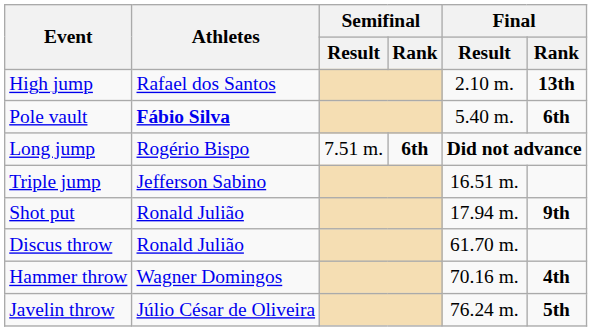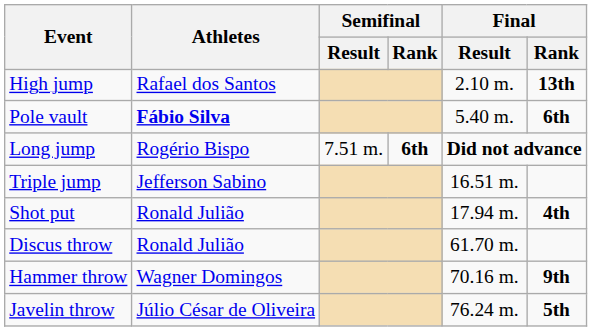(556, 213) 9th -> (556, 213) 4th
(556, 277) 4th -> (556, 277) 9th
